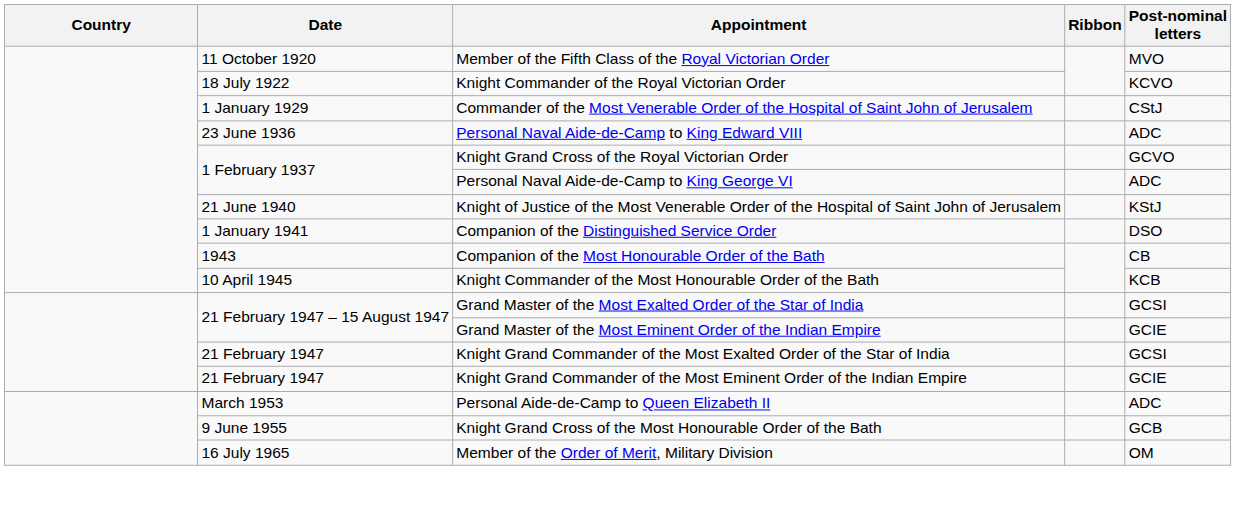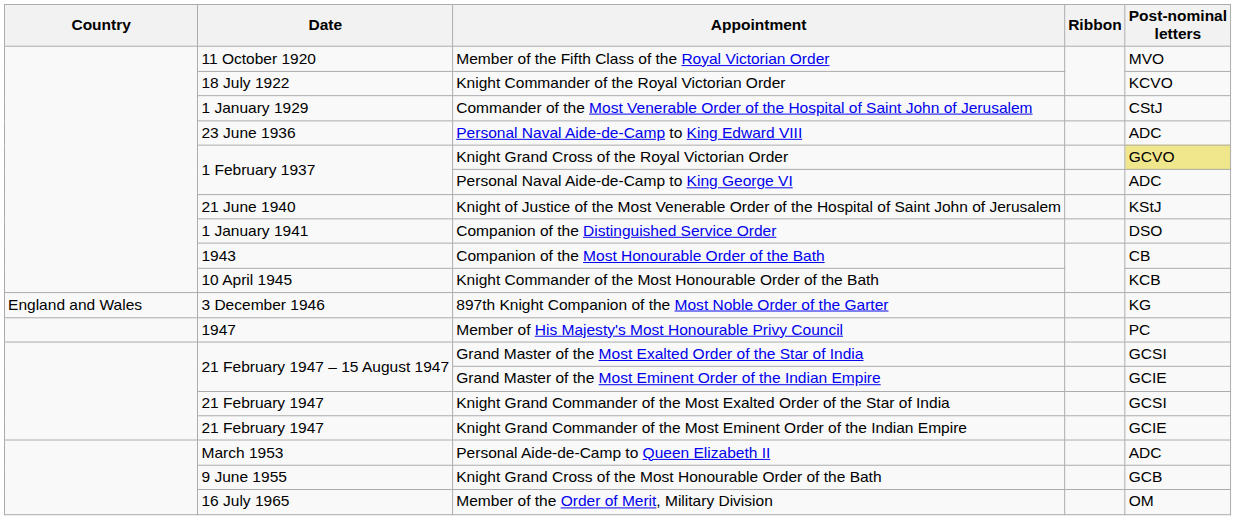(1152, 157) no background -> (1152, 157) khaki background
+ row: (672, 305)
+ row: (650, 329)
